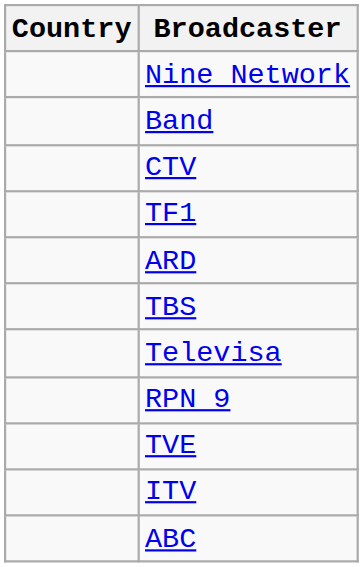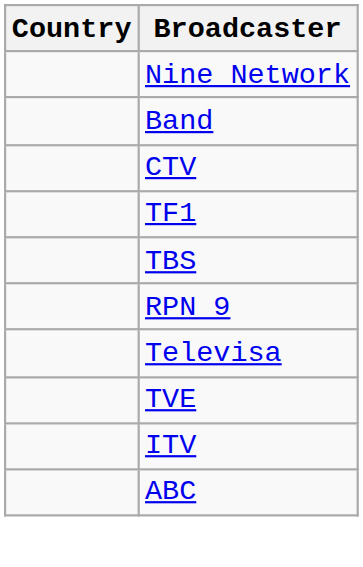- row: (171, 260)
rows swapped: (213, 353) <-> (188, 400)
